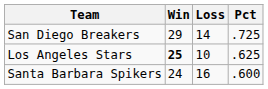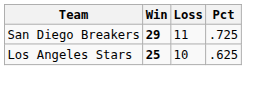(175, 34) normal -> (153, 34) bold
(203, 34) 14 -> (181, 34) 11
- row: (85, 74)
